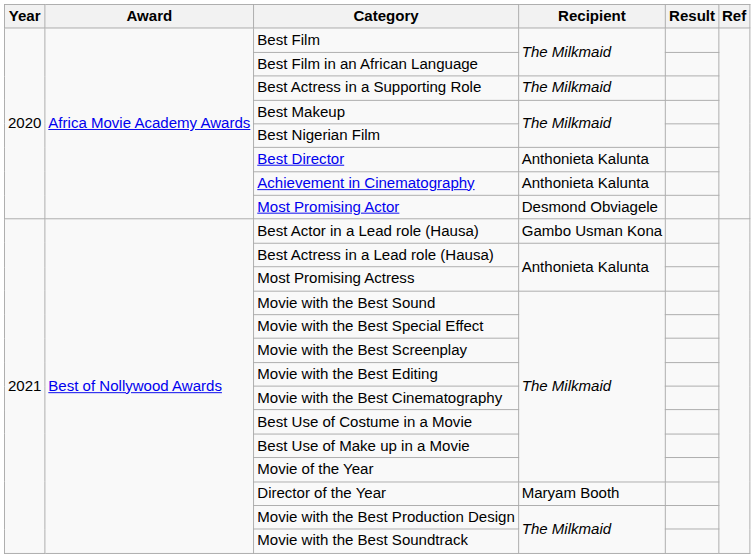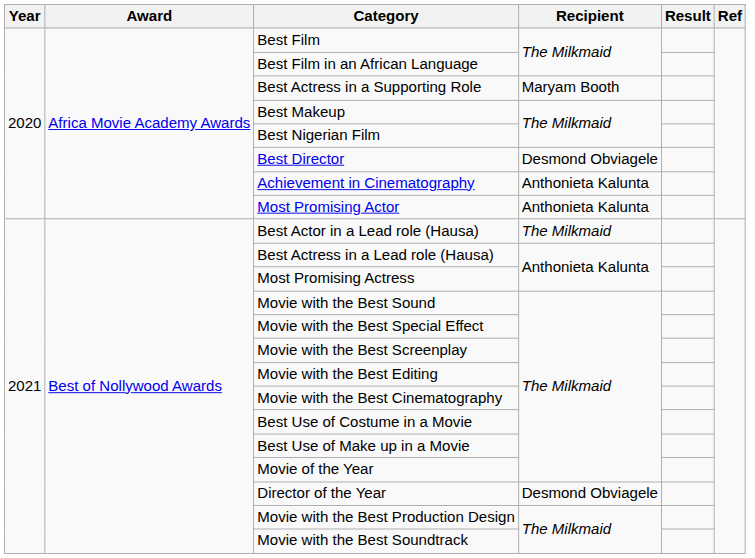(566, 87) The Milkmaid -> (571, 87) Maryam Booth
(585, 159) Anthonieta Kalunta -> (590, 159) Desmond Obviagele
(590, 207) Desmond Obviagele -> (585, 207) Anthonieta Kalunta
(592, 231) Gambo Usman Kona -> (566, 231) The Milkmaid
(571, 493) Maryam Booth -> (590, 493) Desmond Obviagele
